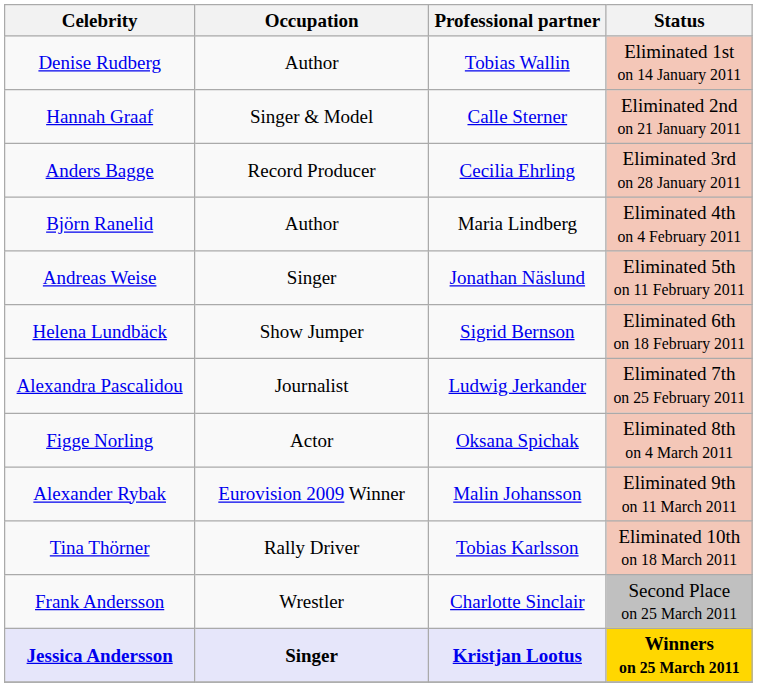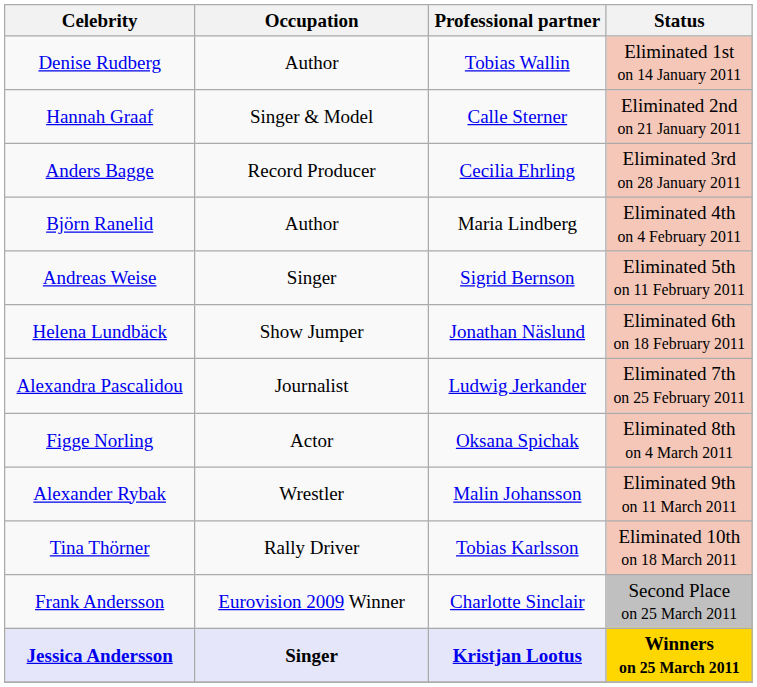(517, 278) Jonathan Näslund -> (517, 278) Sigrid Bernson
(517, 332) Sigrid Bernson -> (517, 332) Jonathan Näslund
(312, 493) Eurovision 2009 Winner -> (312, 493) Wrestler
(312, 601) Wrestler -> (312, 601) Eurovision 2009 Winner
